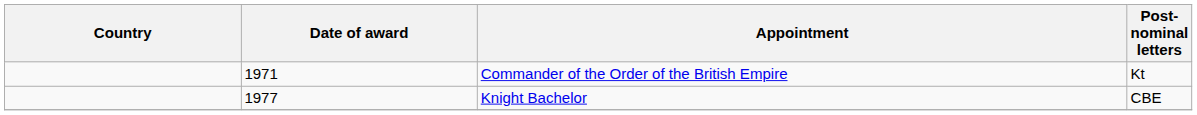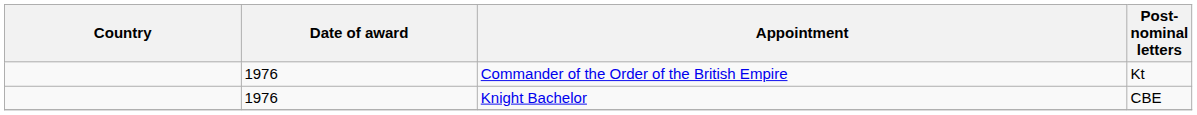(261, 74) 1971 -> (261, 74) 1976
(261, 97) 1977 -> (261, 97) 1976
